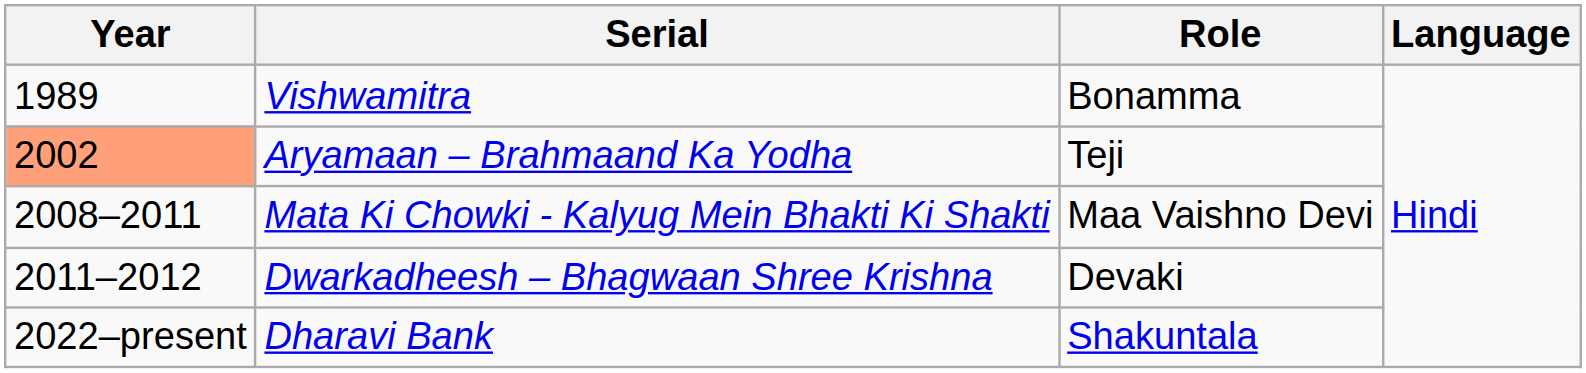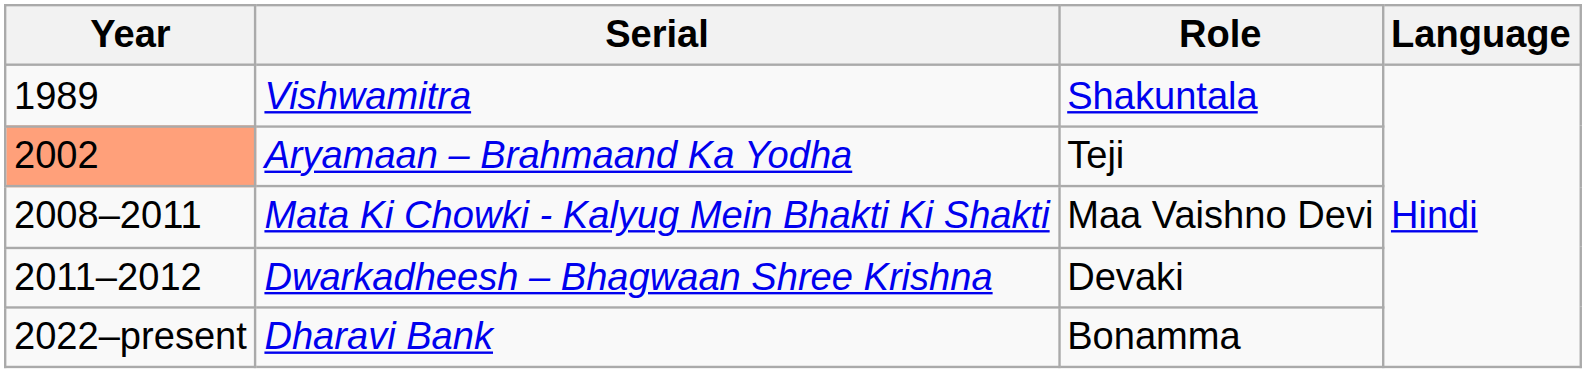(1154, 95) Bonamma -> (1162, 95) Shakuntala
(1162, 336) Shakuntala -> (1154, 336) Bonamma
